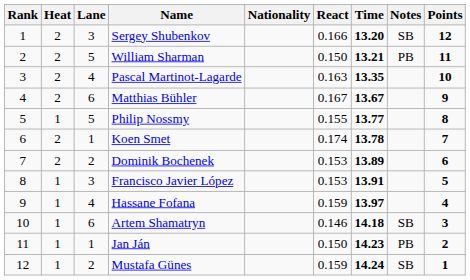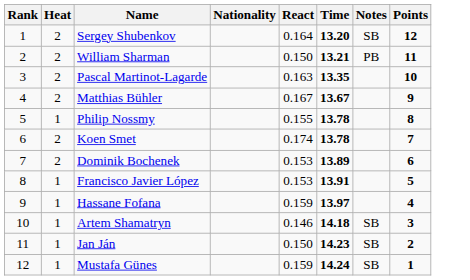- column: (91, 14)
(332, 35) 0.166 -> (298, 35) 0.164
(369, 118) 13.77 -> (335, 118) 13.78
(406, 243) PB -> (371, 243) SB
